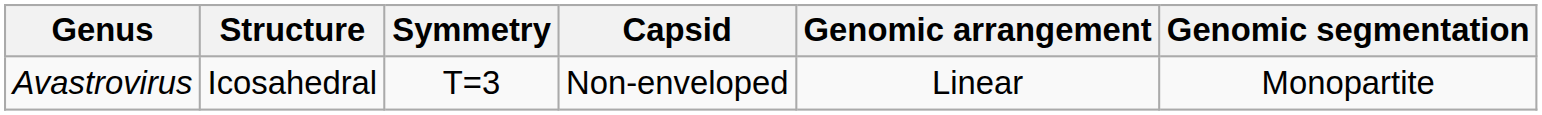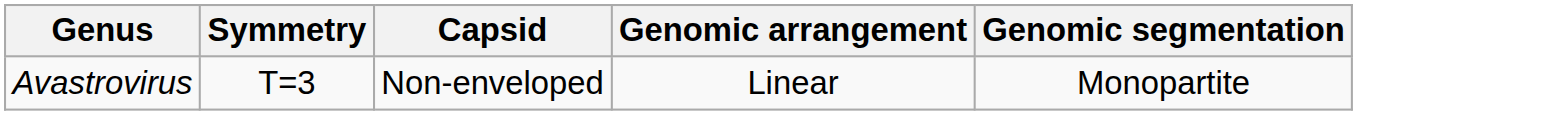- column: (292, 30)
